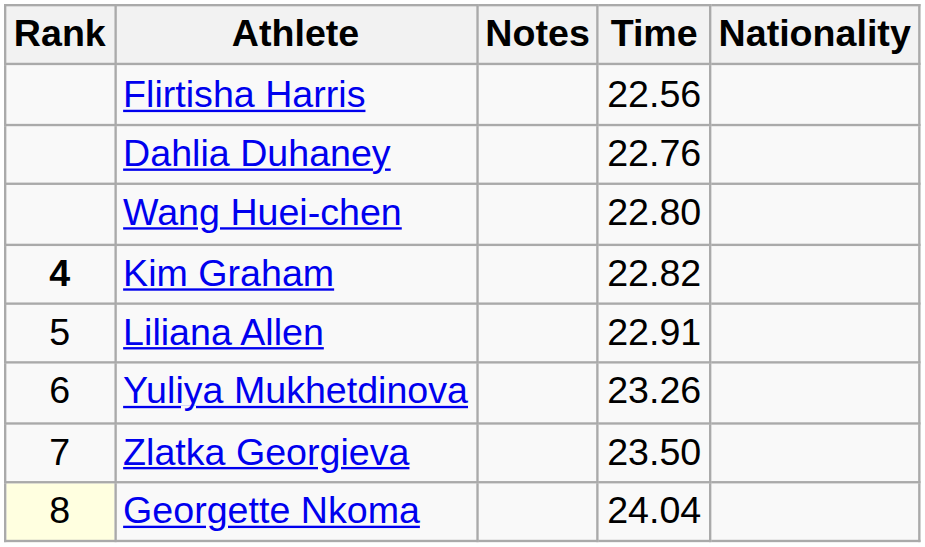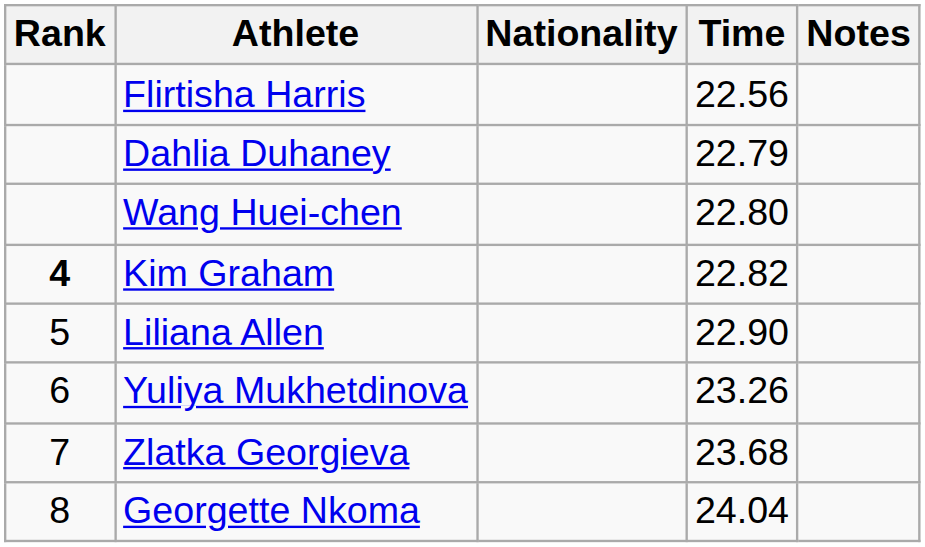columns swapped: (815, 34) <-> (538, 34)
(654, 153) 22.76 -> (742, 153) 22.79
(654, 332) 22.91 -> (742, 332) 22.90
(654, 451) 23.50 -> (742, 451) 23.68
(60, 511) lightyellow background -> (60, 511) no background
